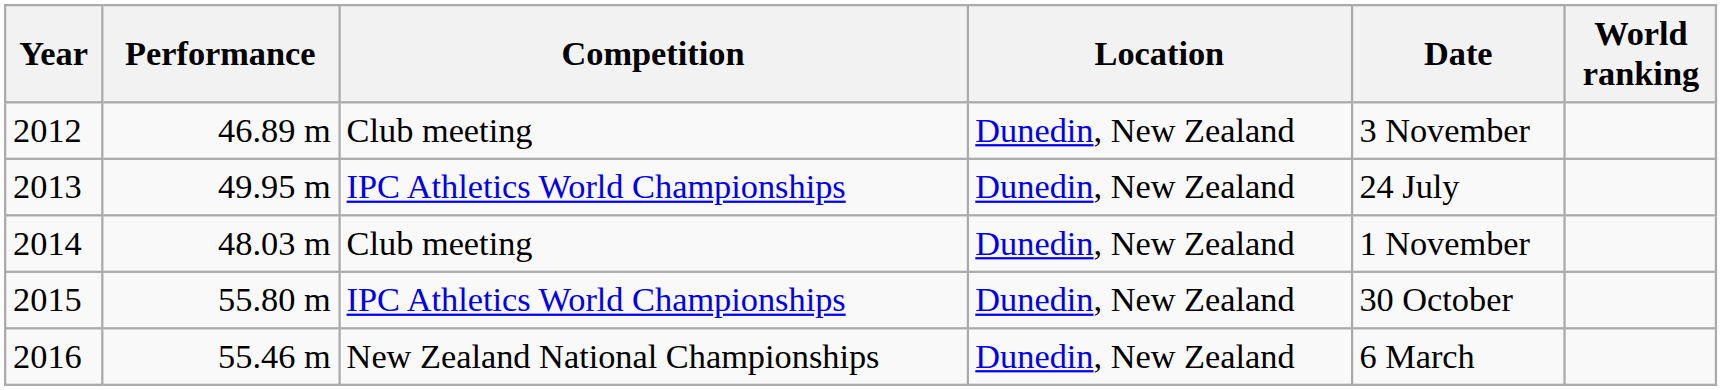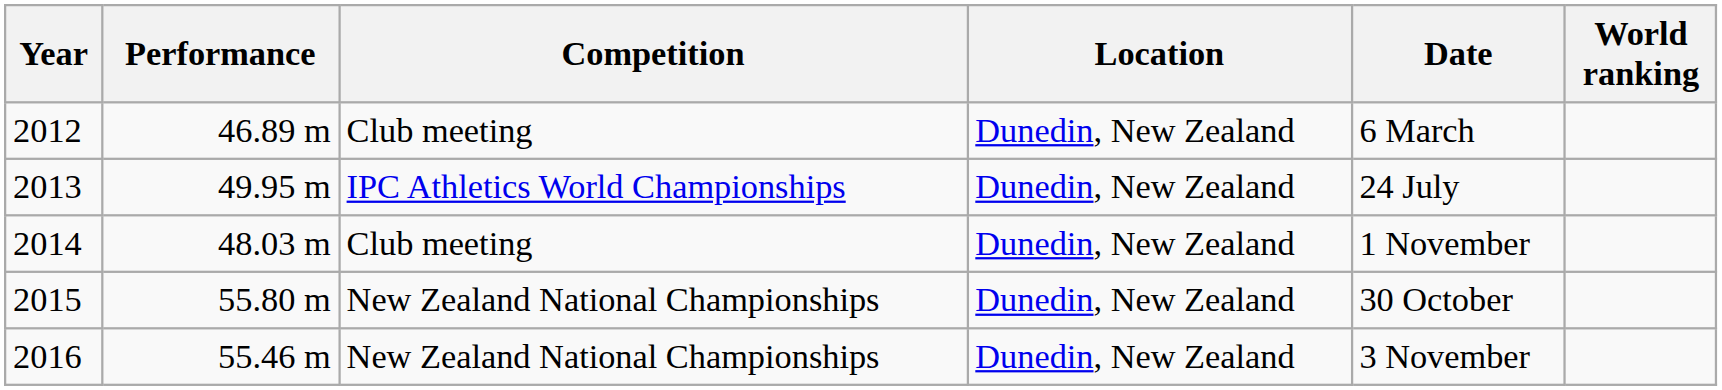(1445, 130) 3 November -> (1417, 130) 6 March
(596, 300) IPC Athletics World Championships -> (613, 300) New Zealand National Championships
(1417, 356) 6 March -> (1445, 356) 3 November
